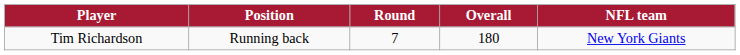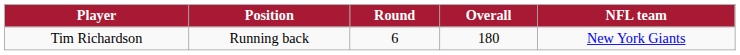(395, 38) 7 -> (395, 38) 6
